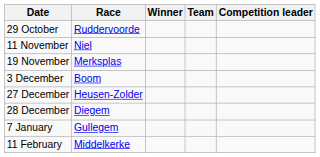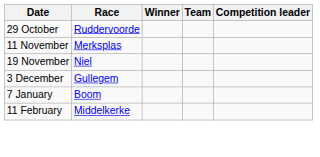(83, 45) Niel -> (98, 45) Merksplas
(98, 62) Merksplas -> (83, 62) Niel
(88, 78) Boom -> (96, 78) Gullegem
- row: (38, 95)
- row: (38, 111)
(96, 128) Gullegem -> (88, 95) Boom
